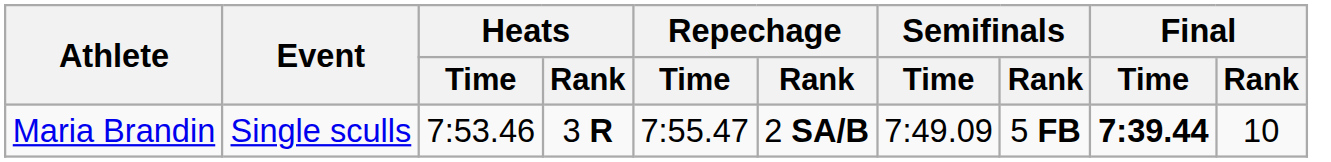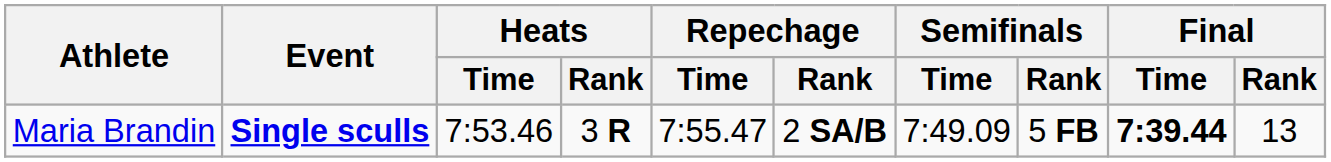(321, 131) normal -> (330, 131) bold
(1261, 131) 10 -> (1279, 131) 13
